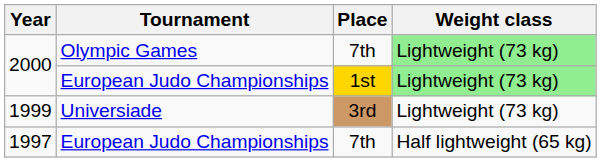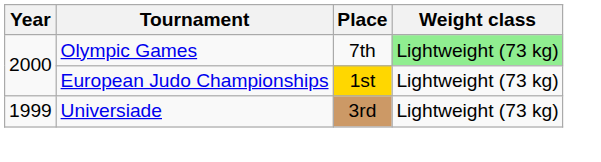(477, 80) lightgreen background -> (477, 80) no background
- row: (30, 141)
